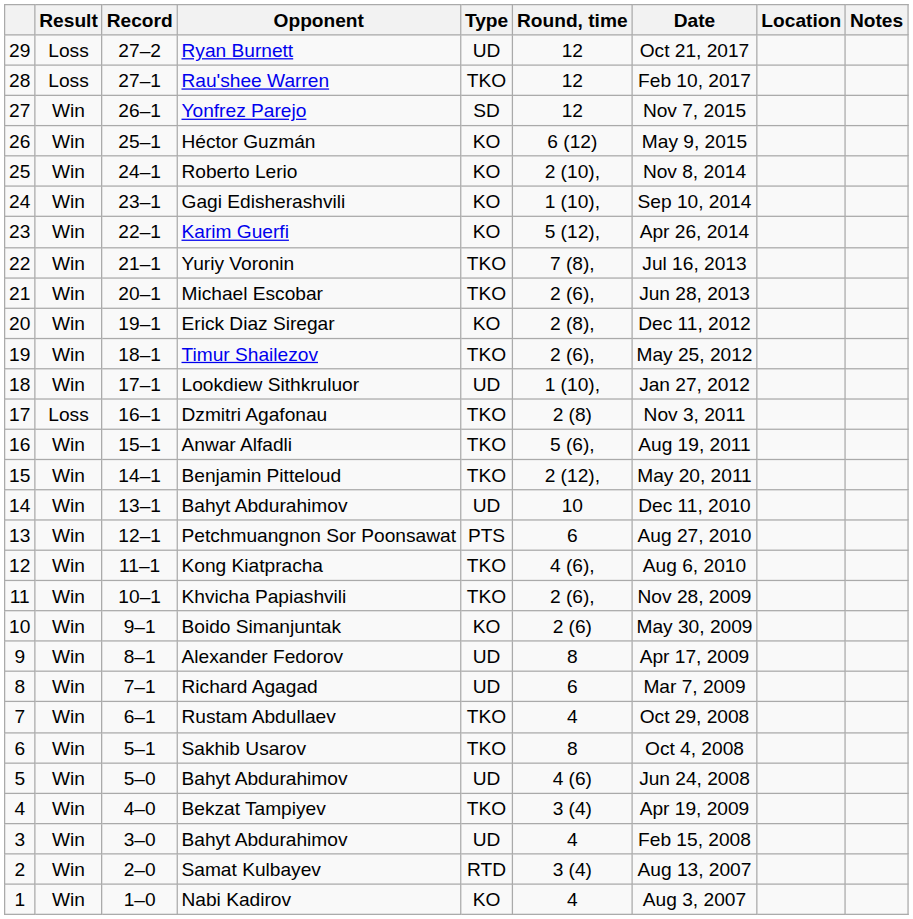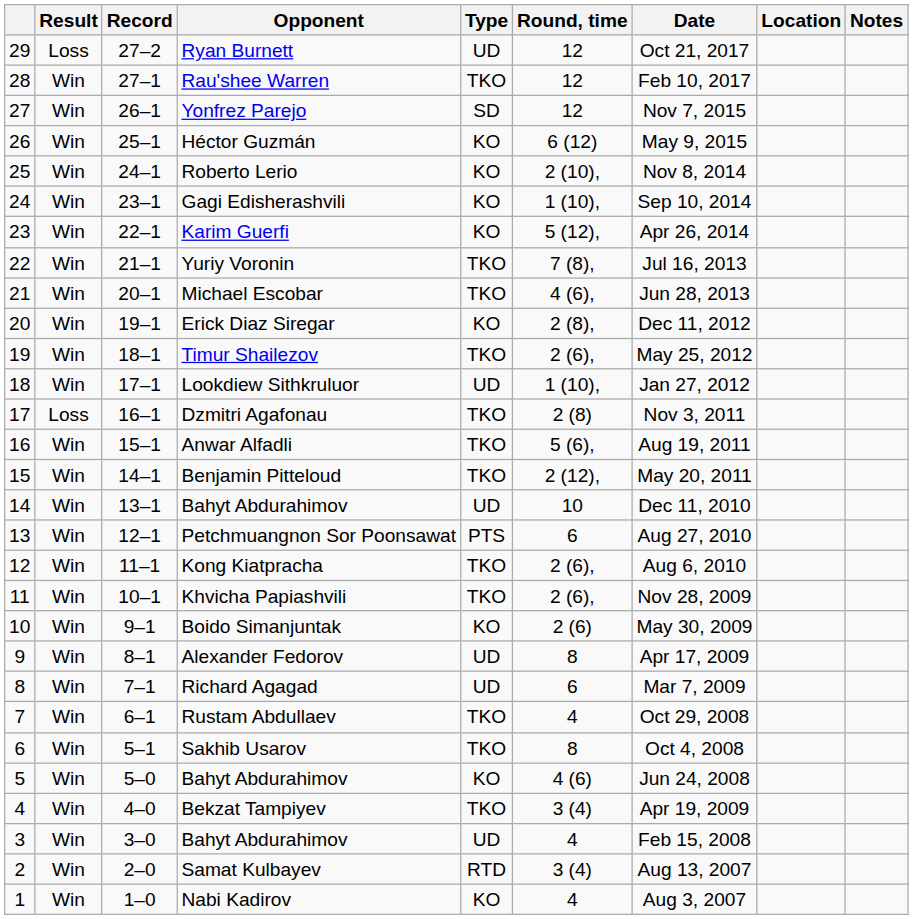(69, 81) Loss -> (69, 81) Win
(572, 293) 2 (6), -> (572, 293) 4 (6),
(572, 566) 4 (6), -> (572, 566) 2 (6),
(487, 778) UD -> (487, 778) KO
